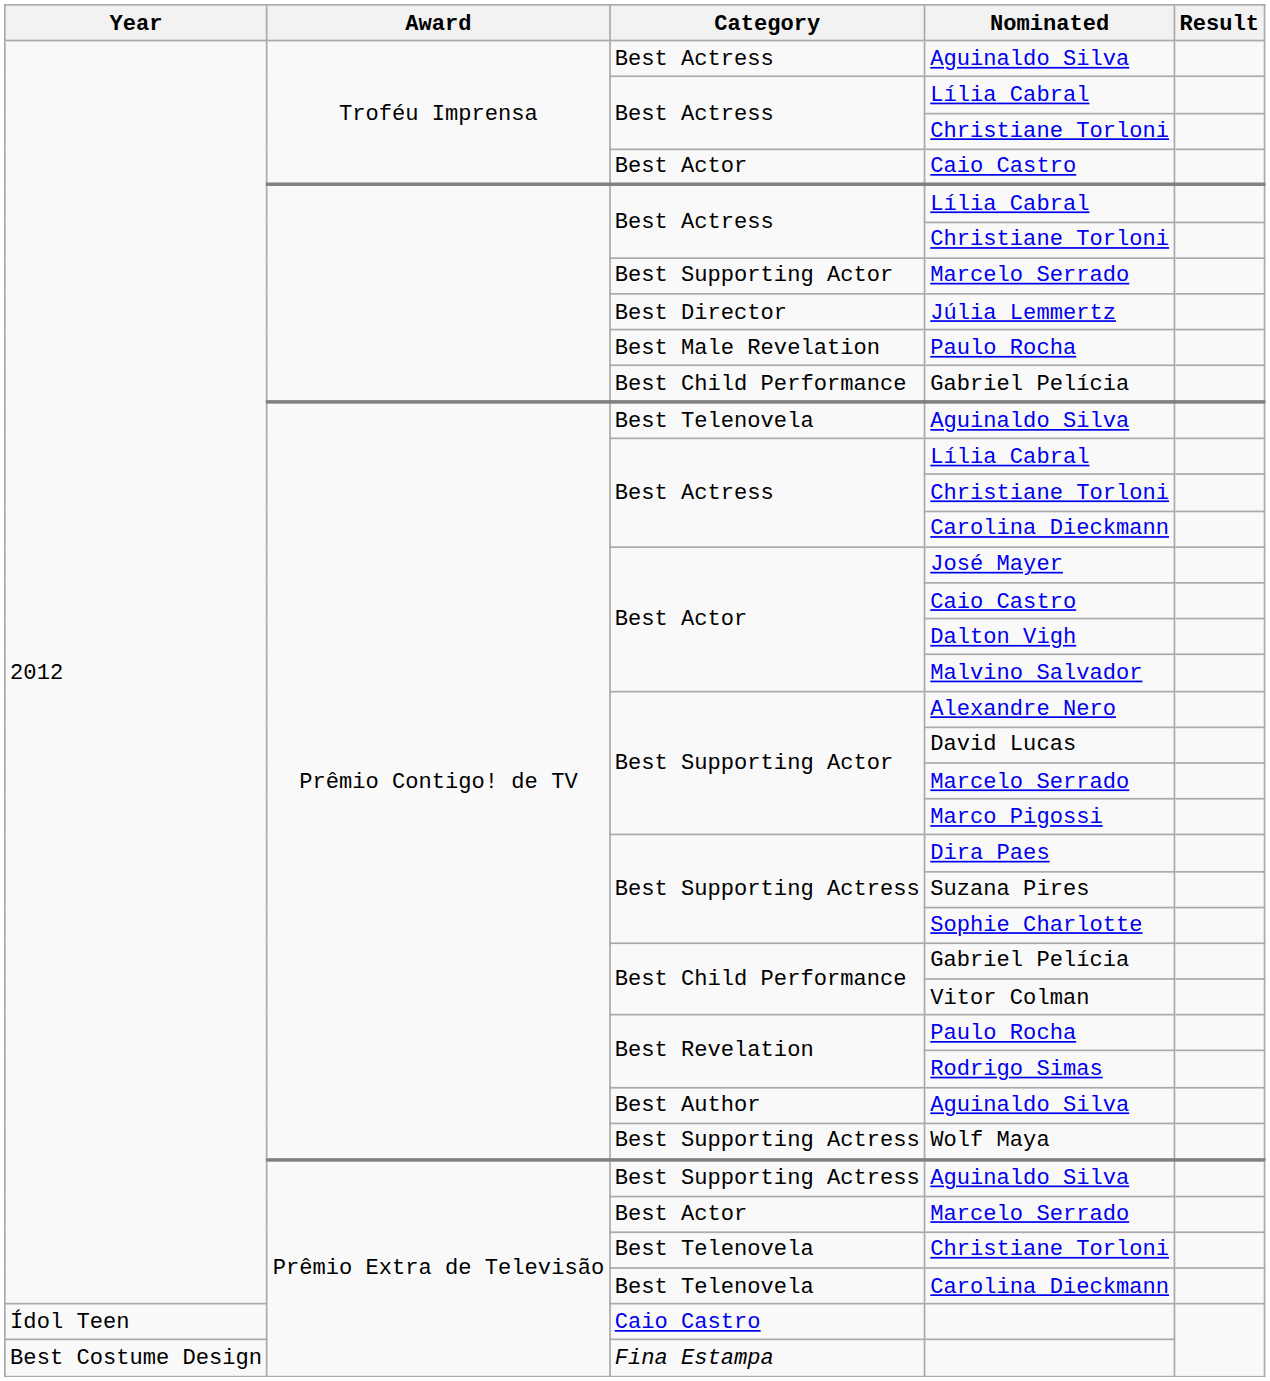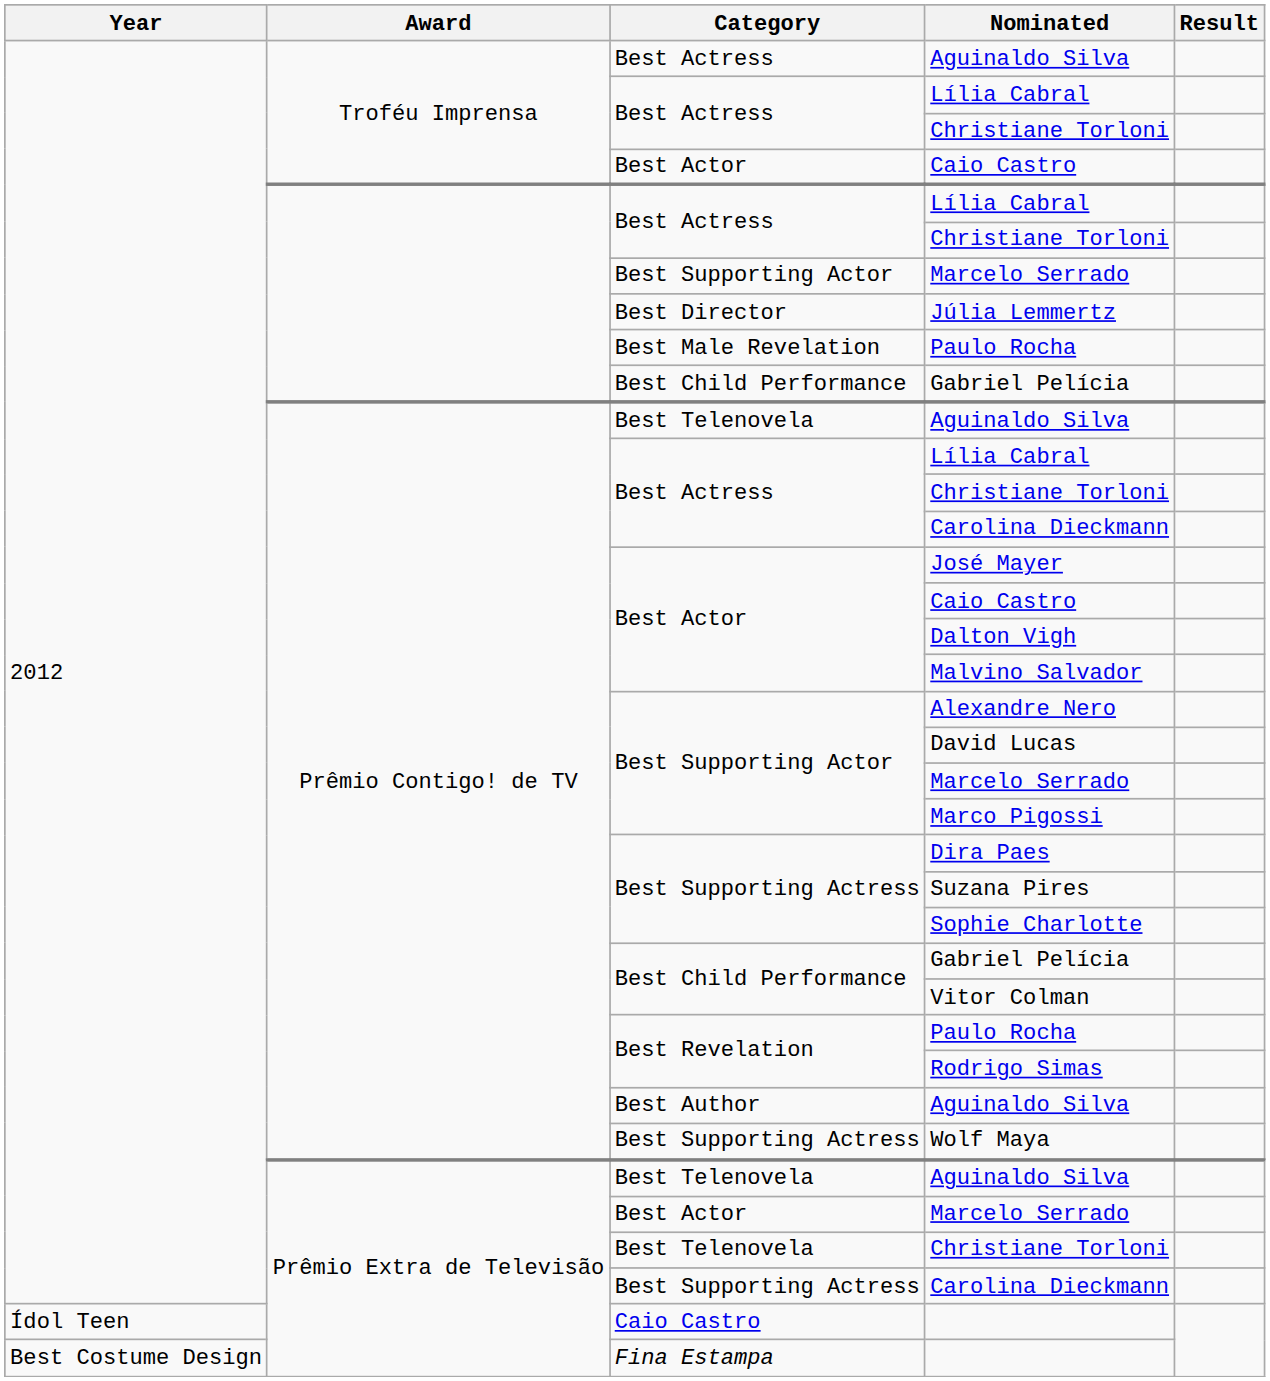(767, 1178) Best Supporting Actress -> (714, 1178) Best Telenovela
(714, 1286) Best Telenovela -> (767, 1286) Best Supporting Actress
